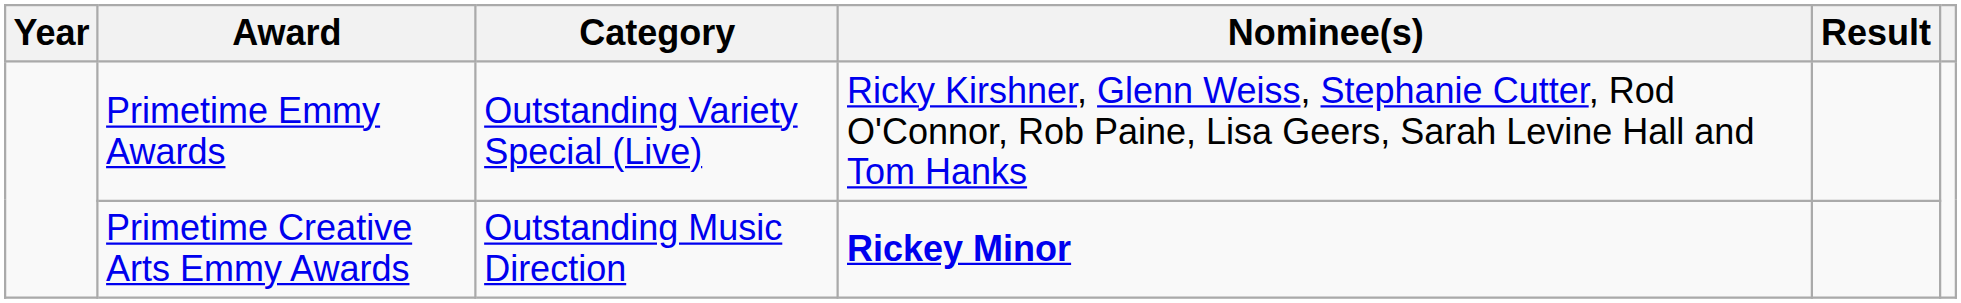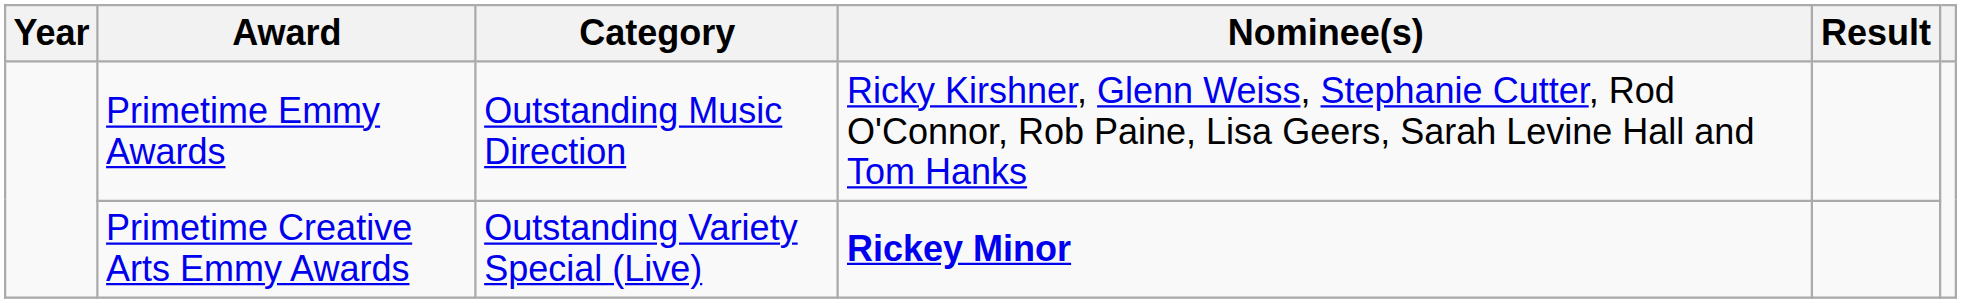(641, 130) Outstanding Variety Special (Live) -> (633, 130) Outstanding Music Direction
(633, 248) Outstanding Music Direction -> (641, 248) Outstanding Variety Special (Live)
